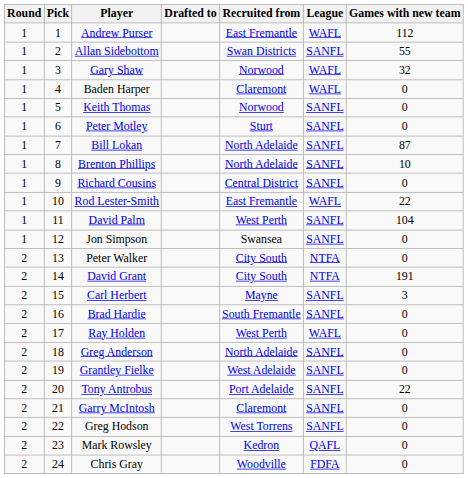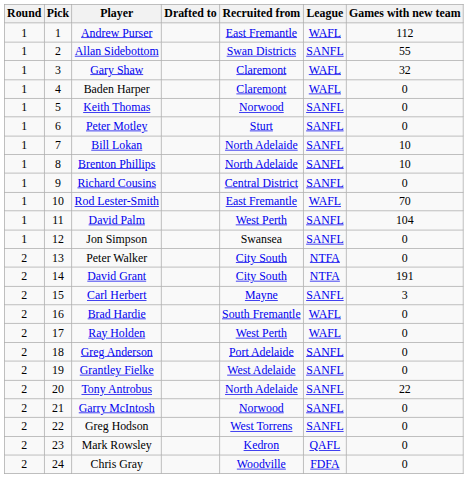(261, 70) Norwood -> (261, 70) Claremont
(405, 145) 87 -> (405, 145) 10
(405, 201) 22 -> (405, 201) 70
(325, 314) SANFL -> (325, 314) WAFL
(261, 351) North Adelaide -> (261, 351) Port Adelaide
(261, 389) Port Adelaide -> (261, 389) North Adelaide
(261, 408) Claremont -> (261, 408) Norwood
